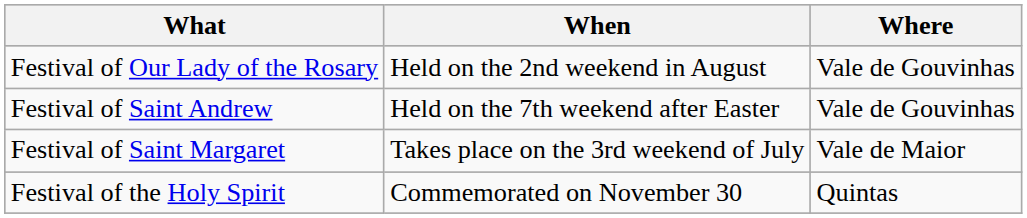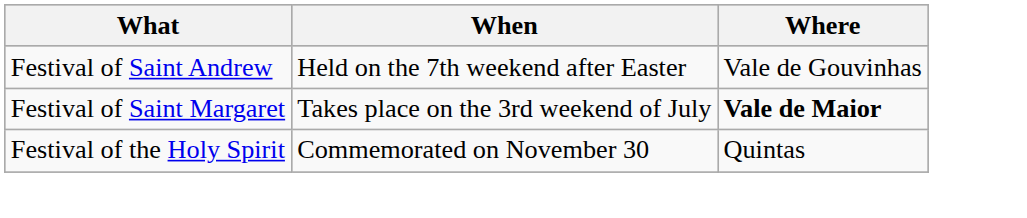- row: (195, 66)
(891, 150) normal -> (803, 108) bold
